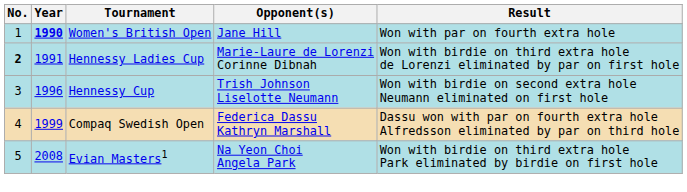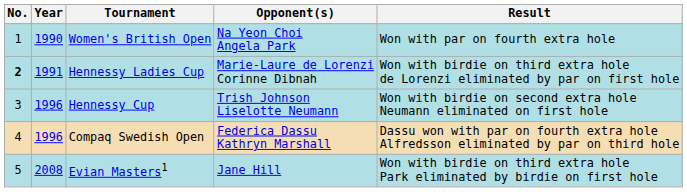(49, 34) bold -> (49, 40) normal
(249, 34) Jane Hill -> (260, 40) Na Yeon Choi Angela Park
(49, 125) 1999 -> (49, 138) 1996
(260, 157) Na Yeon Choi Angela Park -> (249, 171) Jane Hill
